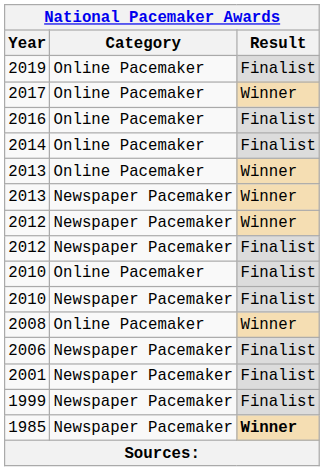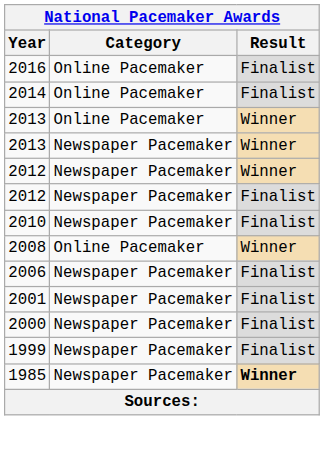- row: (27, 69)
- row: (27, 94)
- row: (27, 274)
+ row: (27, 325)
